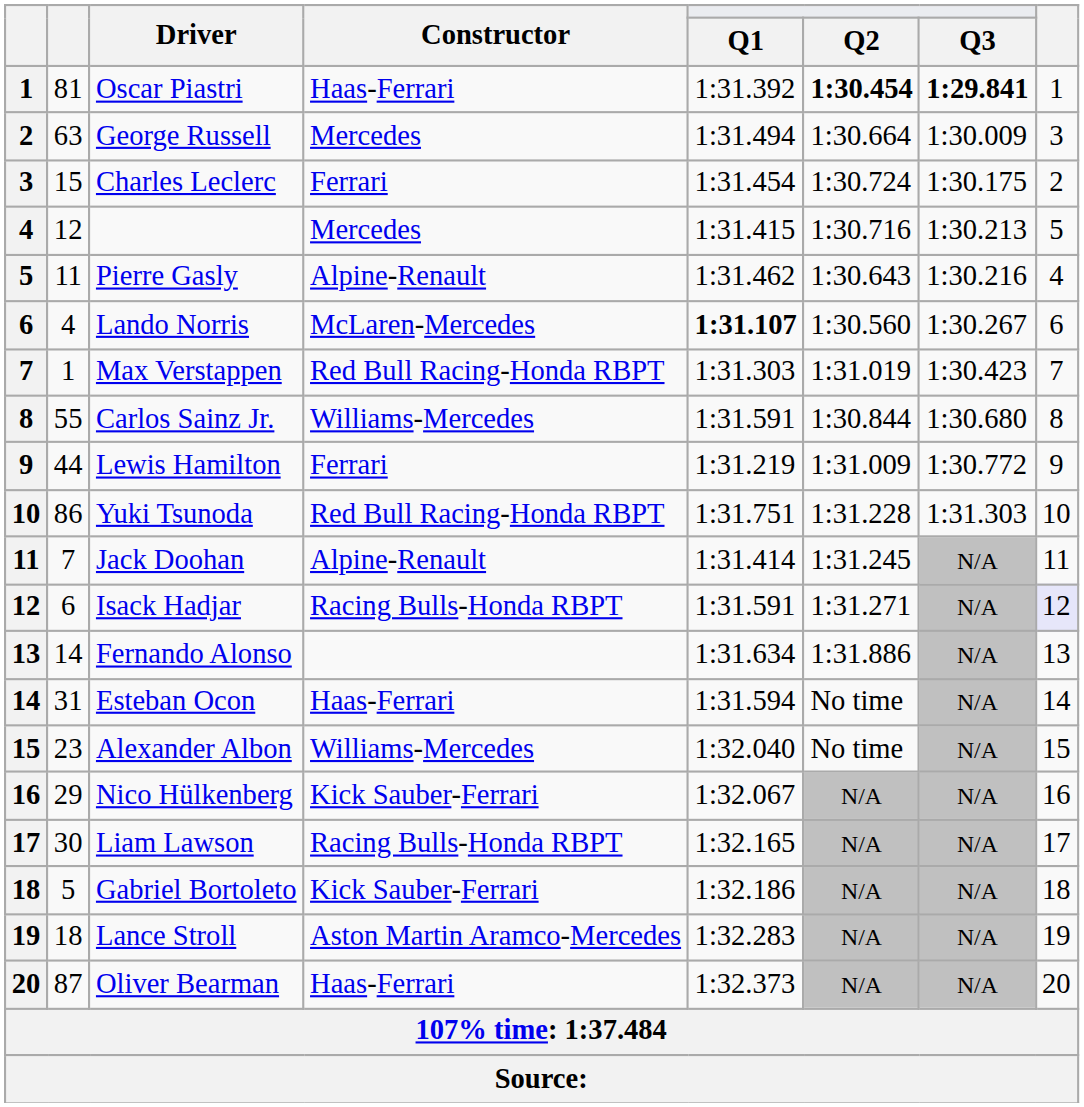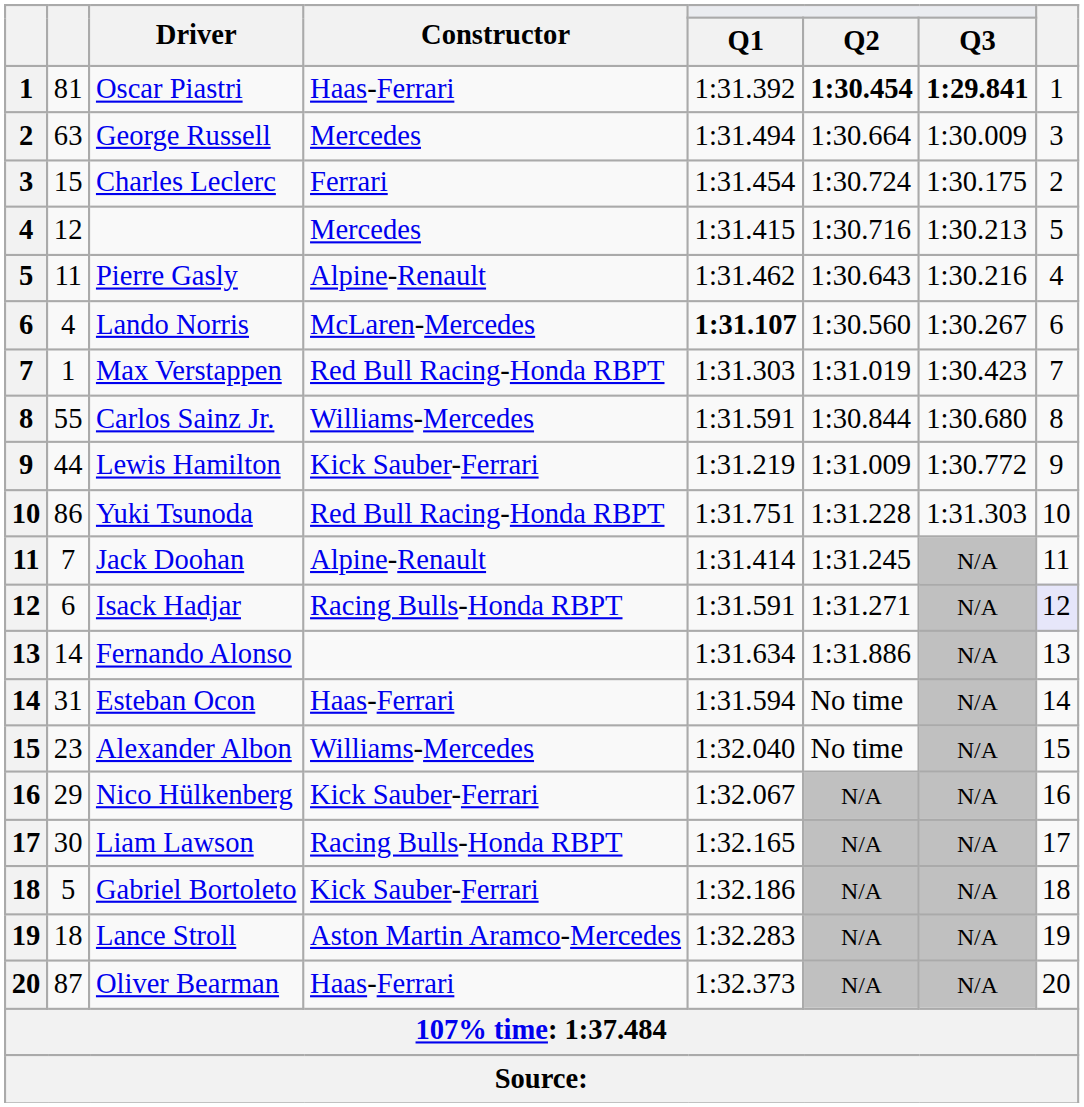(349, 465) Ferrari -> (424, 465) Kick Sauber-Ferrari
